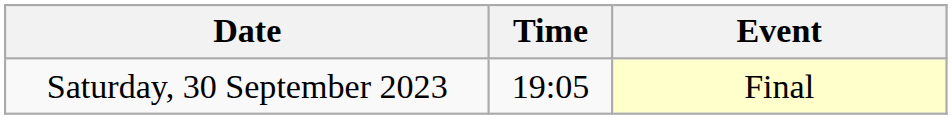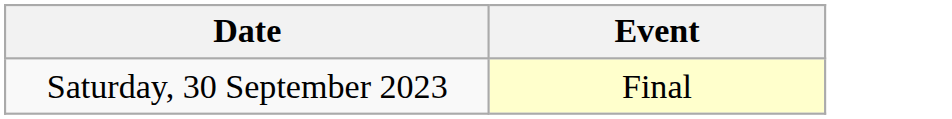- column: (550, 31)
